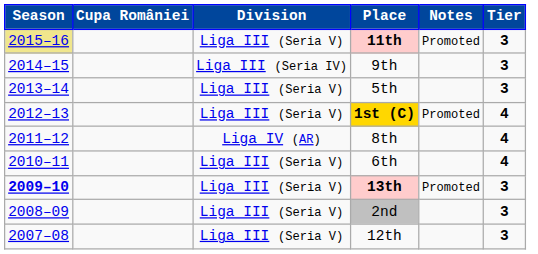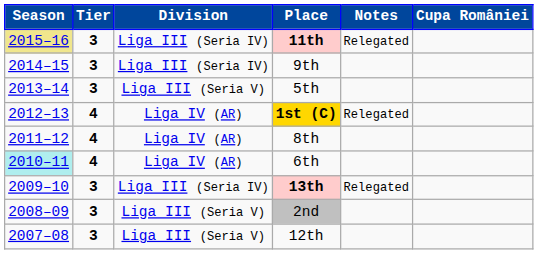columns swapped: (504, 16) <-> (133, 16)
(272, 41) Liga III (Seria V) -> (193, 41) Liga III (Seria IV)
(451, 41) Promoted -> (376, 41) Relegated
(272, 114) Liga III (Seria V) -> (193, 114) Liga IV (AR)
(451, 115) Promoted -> (376, 115) Relegated
(39, 163) no background -> (39, 163) paleturquoise background
(272, 163) Liga III (Seria V) -> (193, 163) Liga IV (AR)
(39, 187) bold -> (39, 187) normal
(272, 187) Liga III (Seria V) -> (193, 187) Liga III (Seria IV)
(451, 188) Promoted -> (376, 188) Relegated
